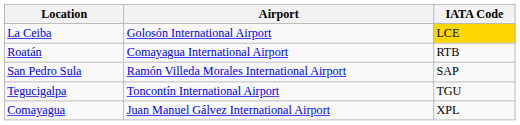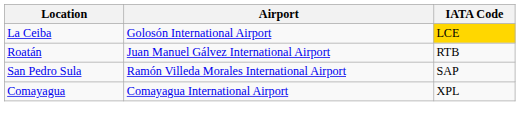(207, 52) Comayagua International Airport -> (228, 52) Juan Manuel Gálvez International Airport
- row: (37, 91)
(228, 110) Juan Manuel Gálvez International Airport -> (207, 91) Comayagua International Airport
